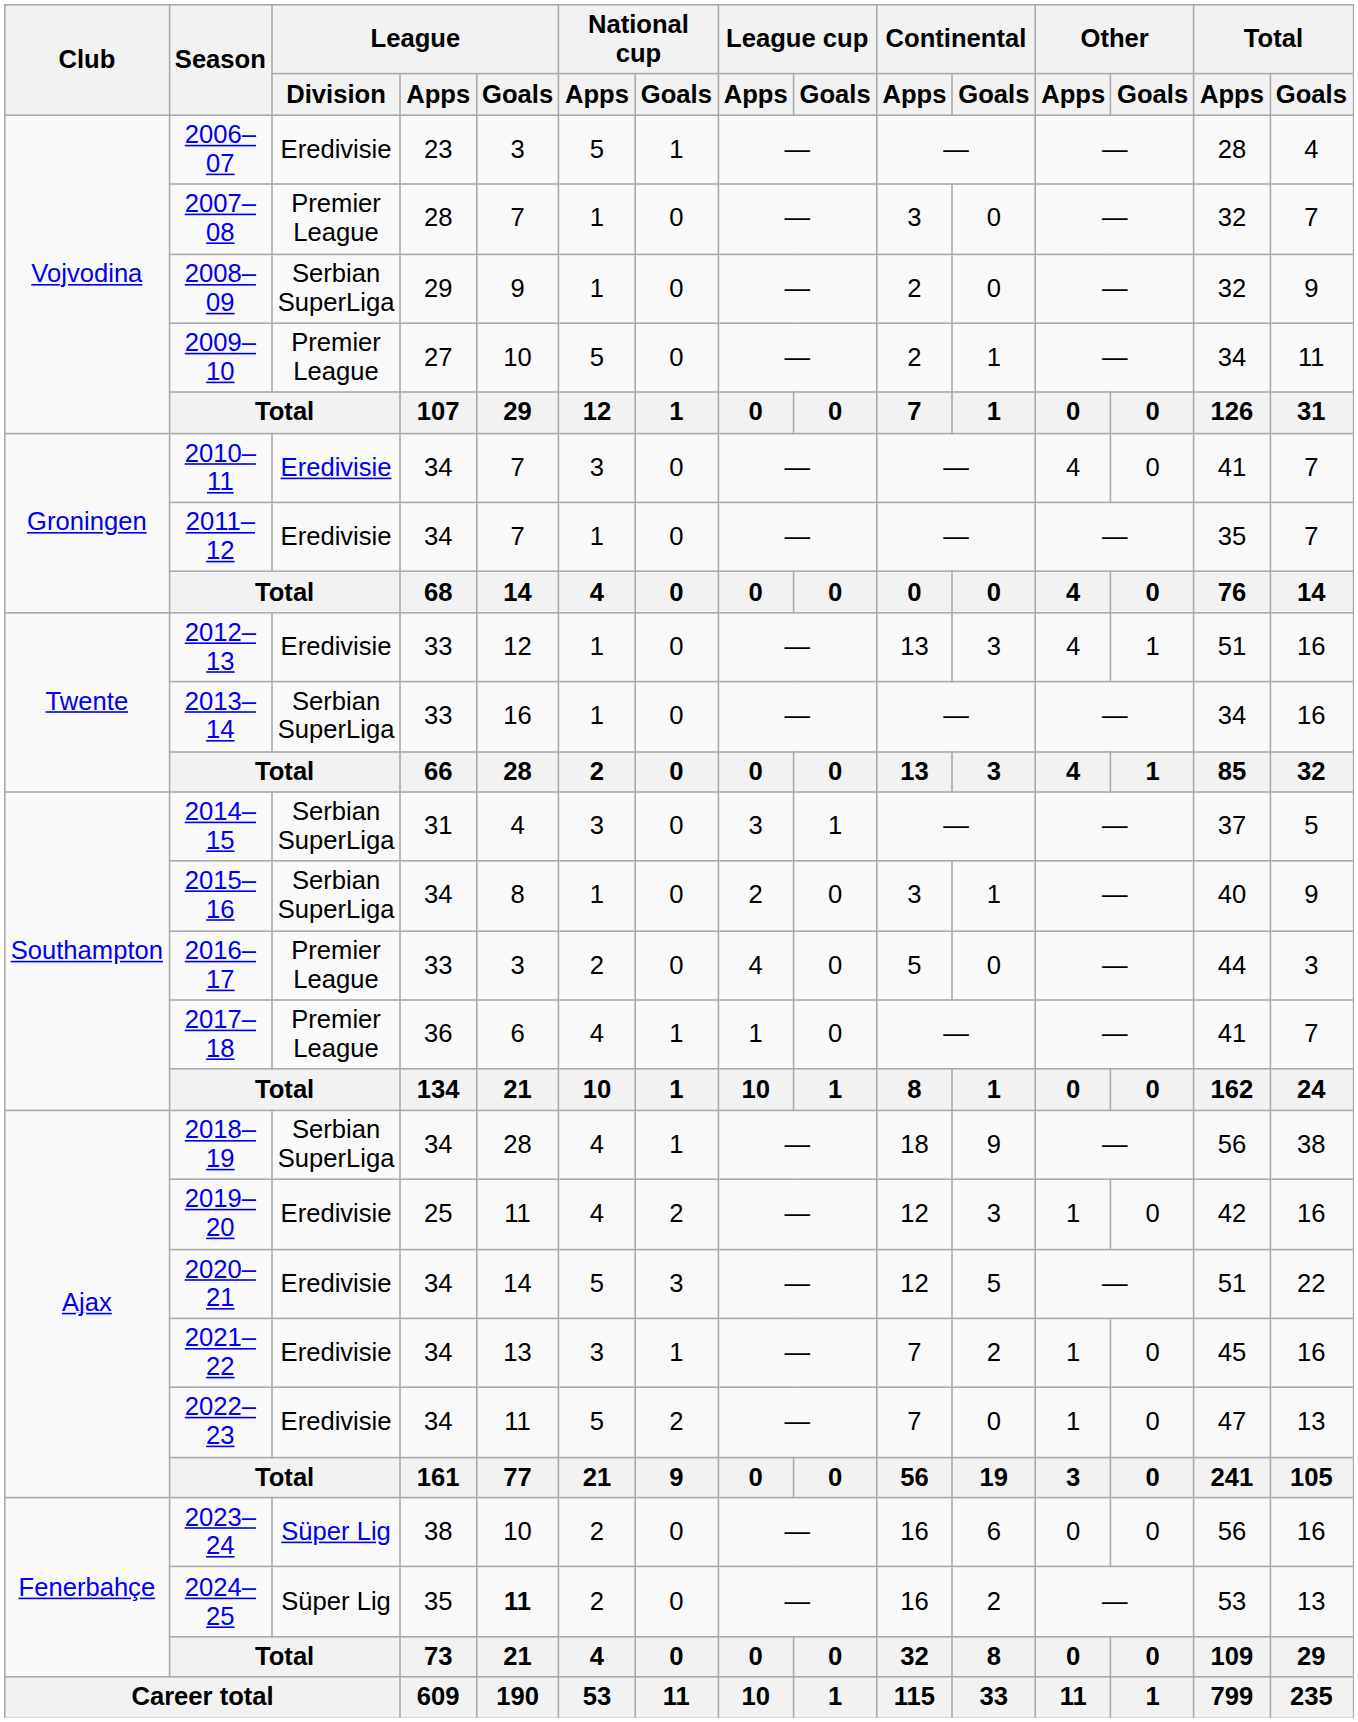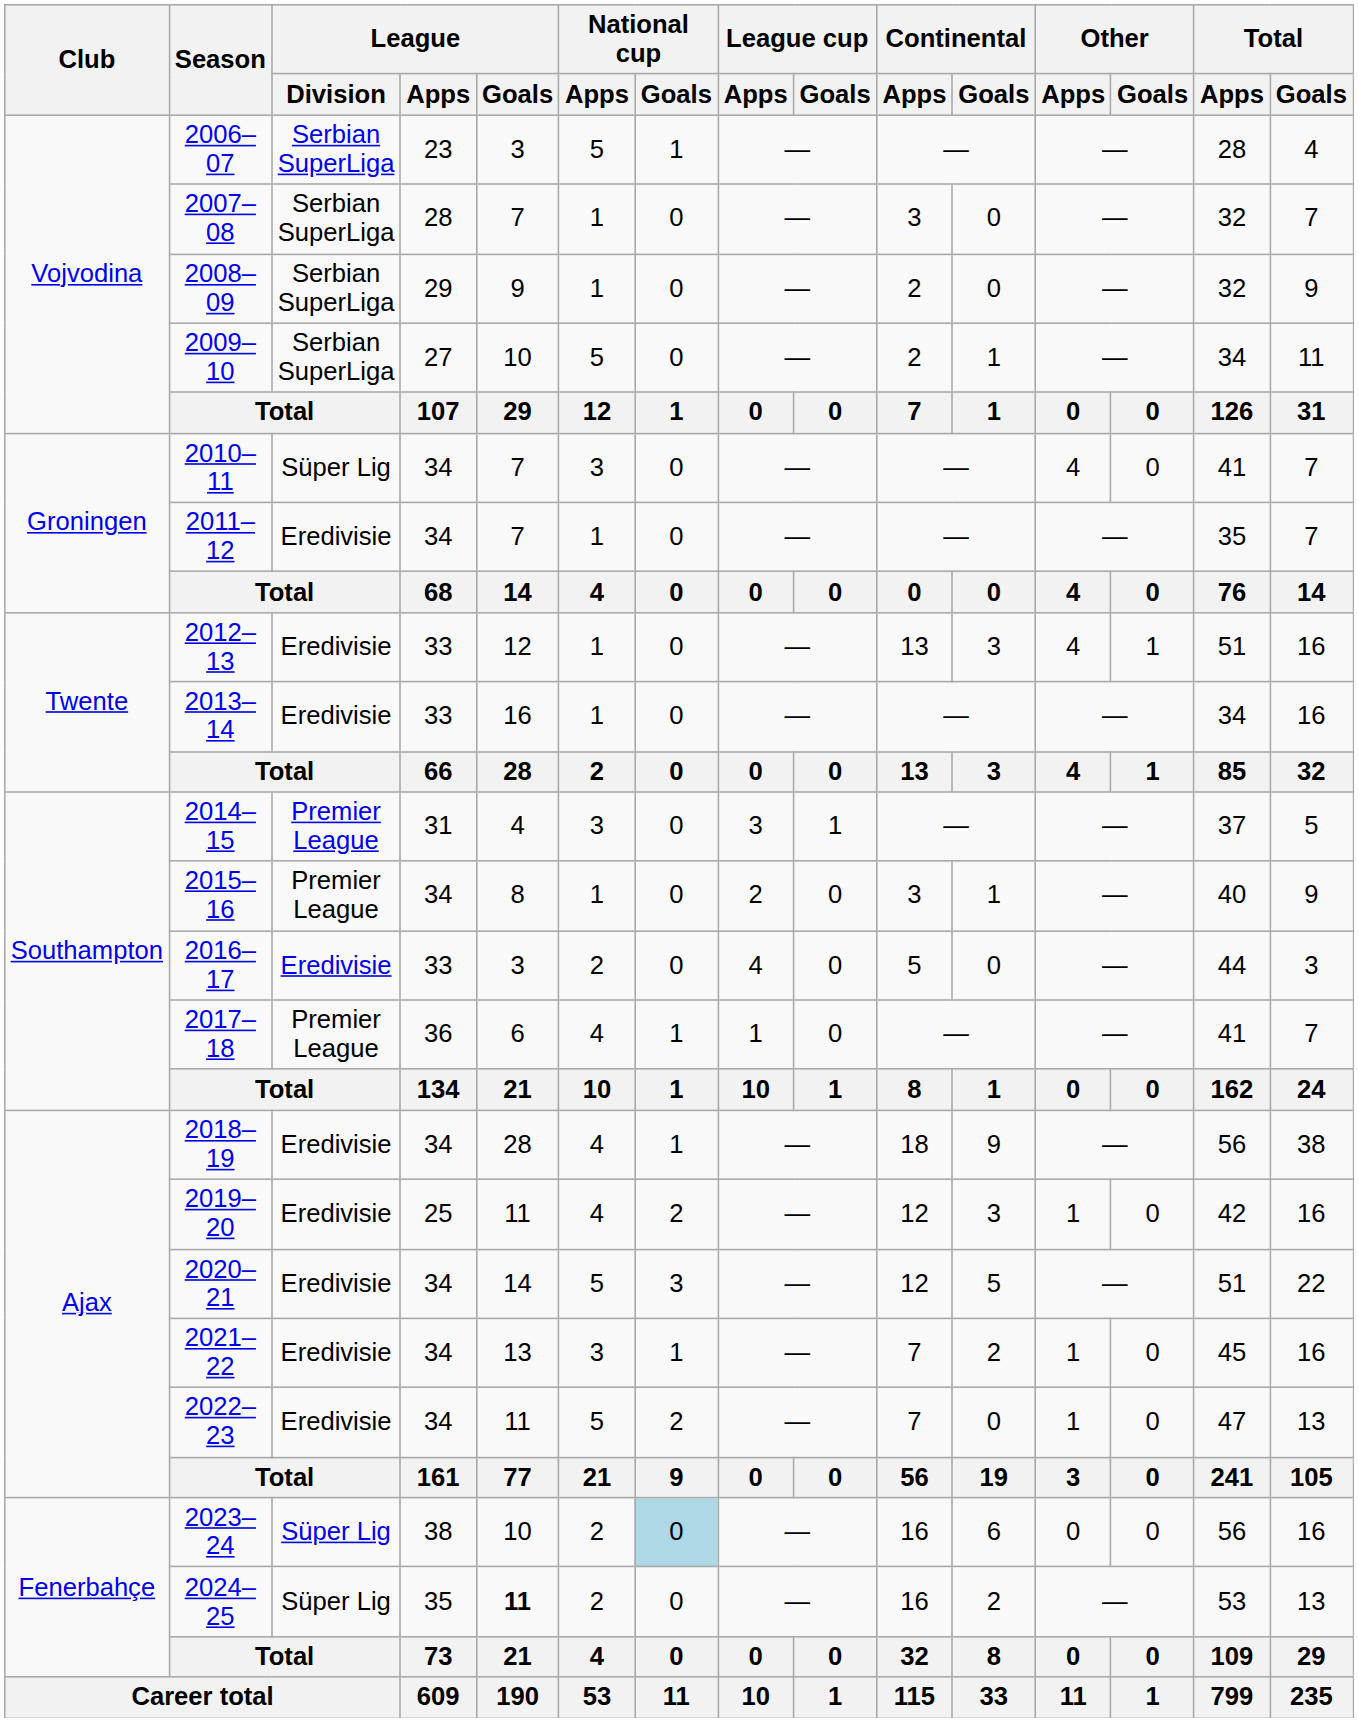(336, 149) Eredivisie -> (336, 149) Serbian SuperLiga
(336, 218) Premier League -> (336, 218) Serbian SuperLiga
(336, 357) Premier League -> (336, 357) Serbian SuperLiga
(336, 467) Eredivisie -> (336, 467) Süper Lig
(336, 716) Serbian SuperLiga -> (336, 716) Eredivisie
(336, 826) Serbian SuperLiga -> (336, 826) Premier League
(336, 895) Serbian SuperLiga -> (336, 895) Premier League
(336, 964) Premier League -> (336, 965) Eredivisie
(336, 1144) Serbian SuperLiga -> (336, 1144) Eredivisie
(676, 1532) no background -> (676, 1532) lightblue background
